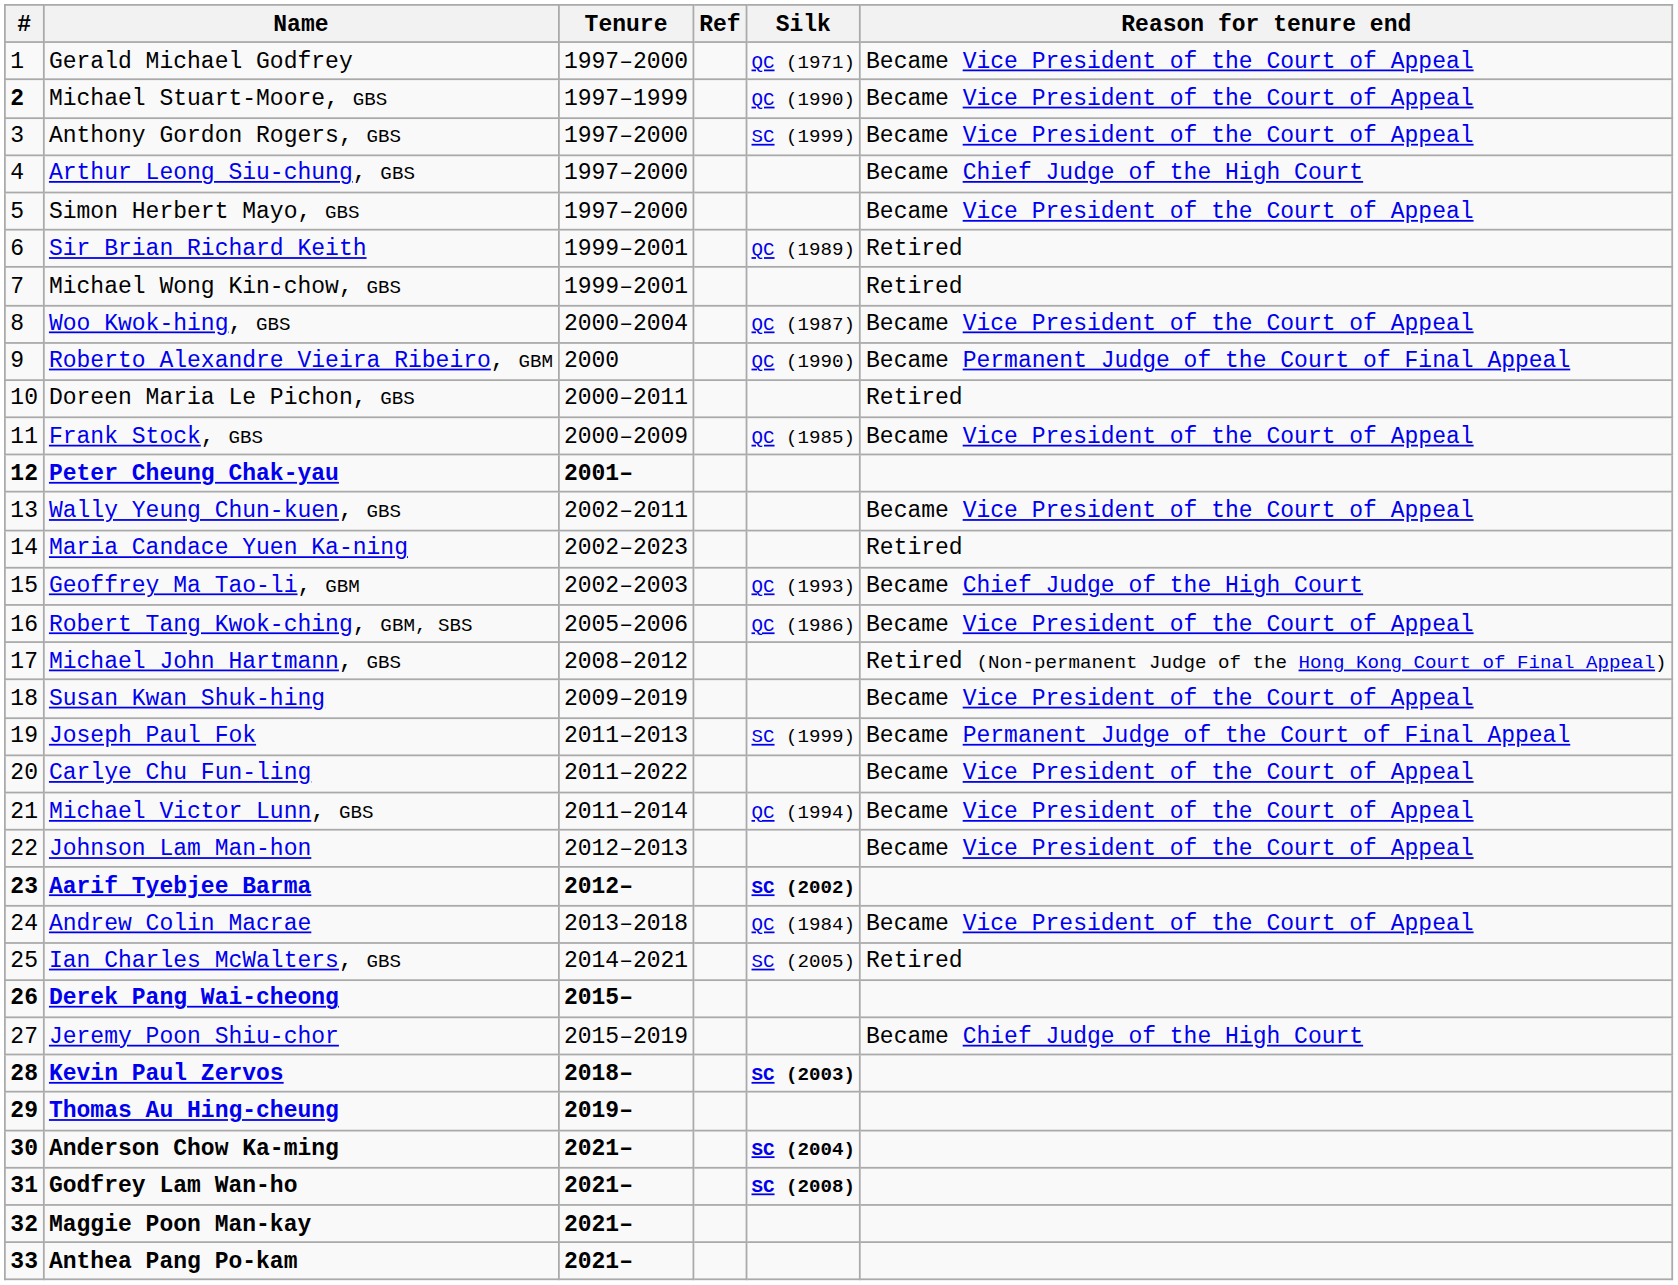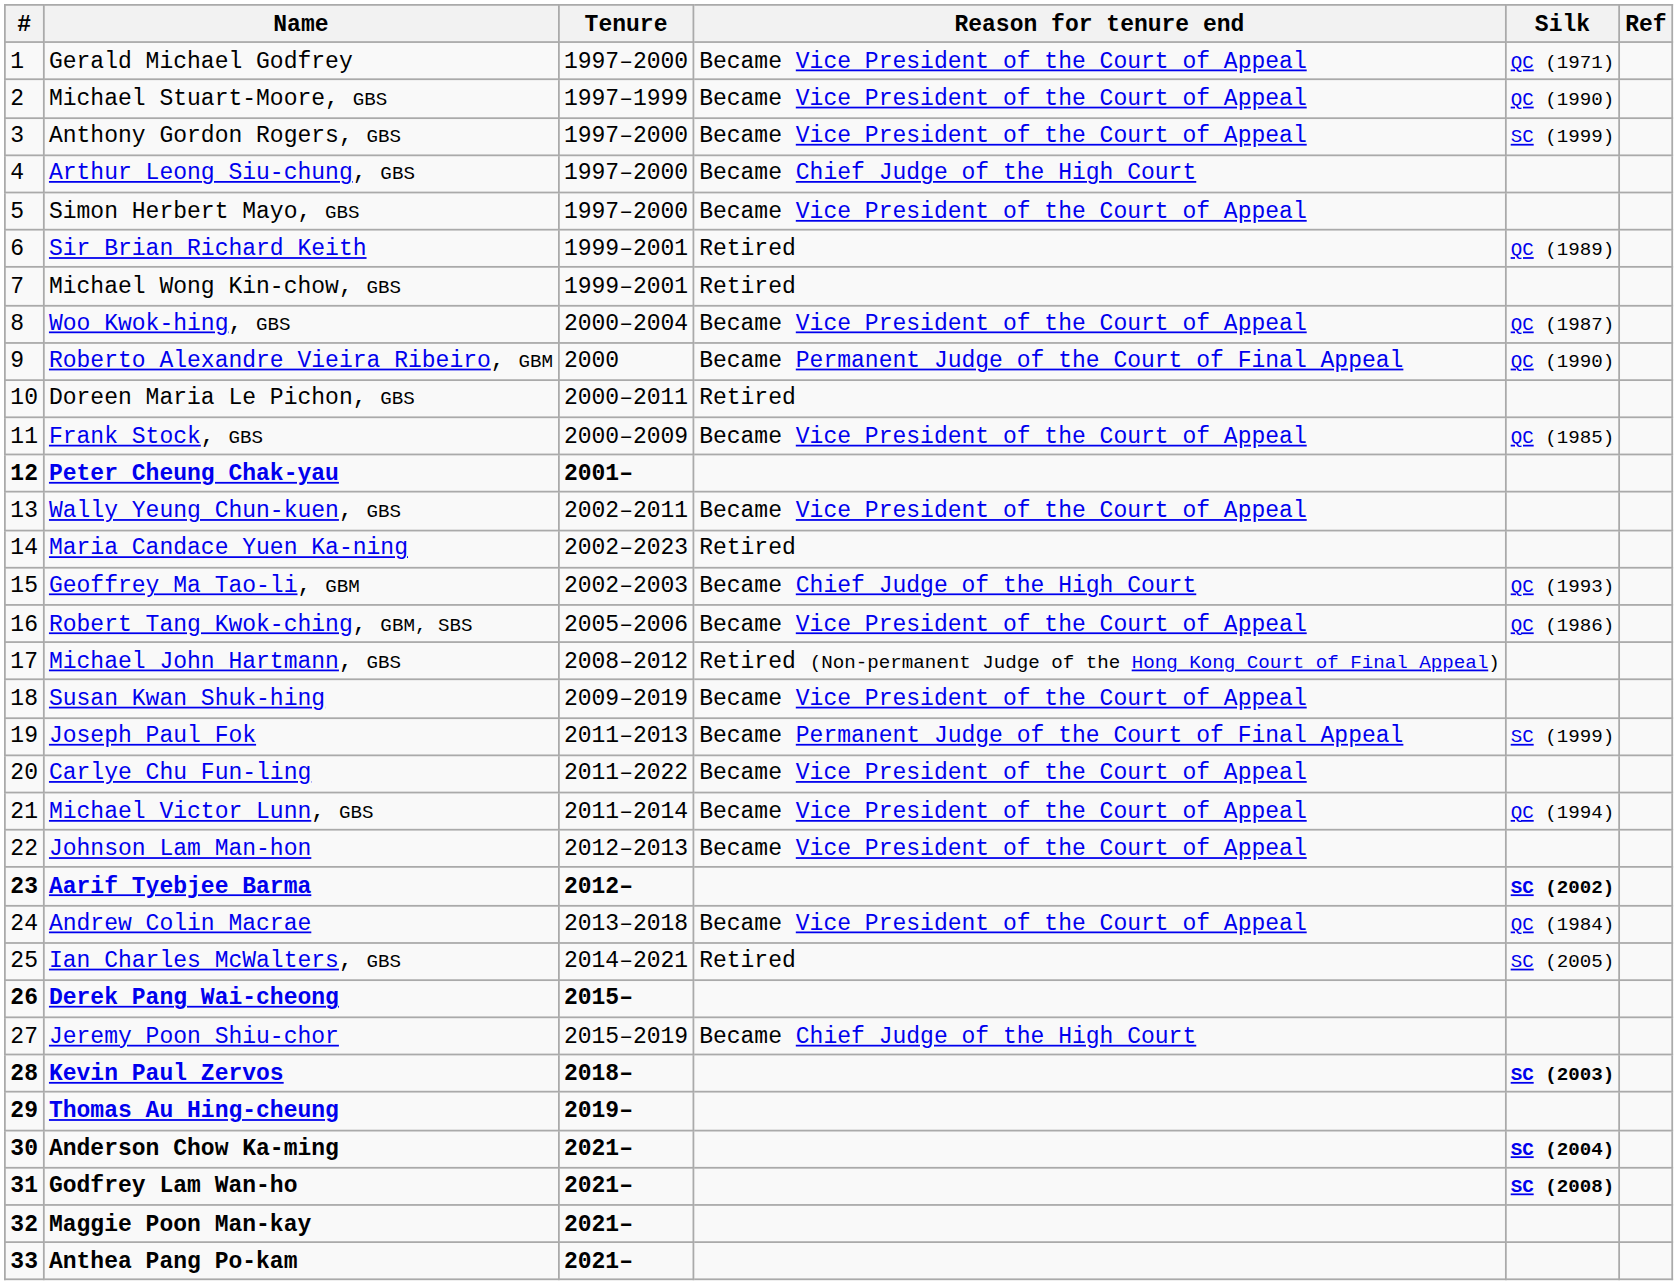columns swapped: (1266, 24) <-> (720, 24)
(17, 99) bold -> (17, 99) normal
